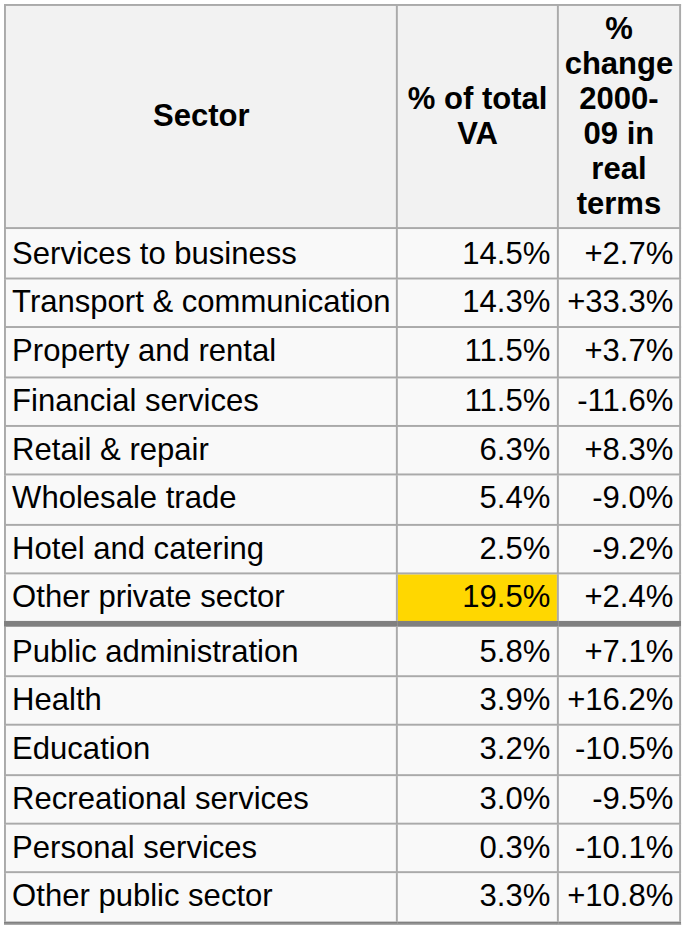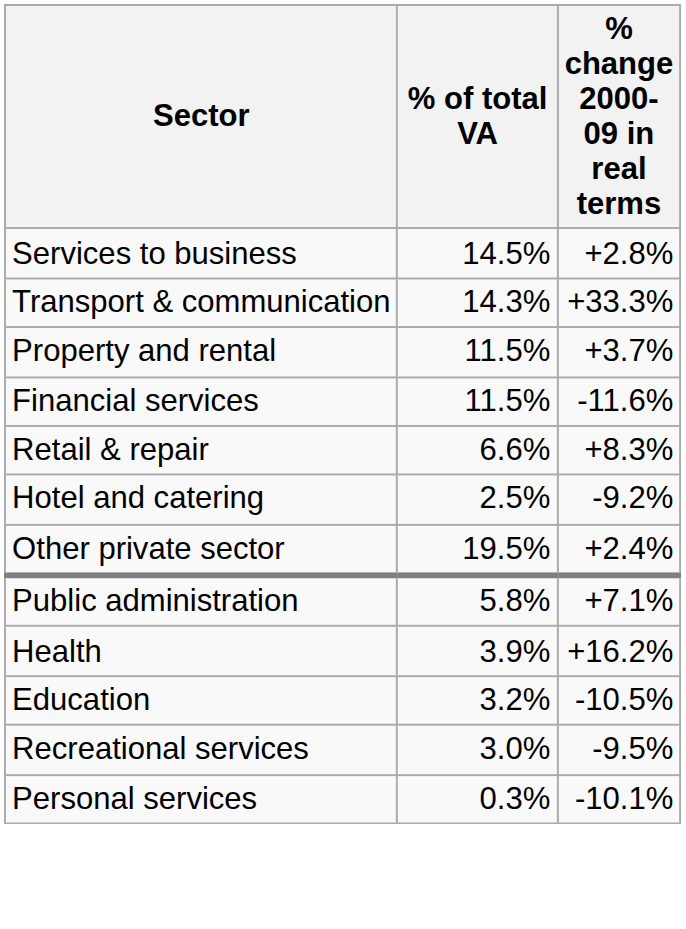(629, 252) +2.7% -> (629, 252) +2.8%
(515, 449) 6.3% -> (515, 449) 6.6%
- row: (124, 499)
(506, 597) gold background -> (506, 548) no background
- row: (142, 896)
